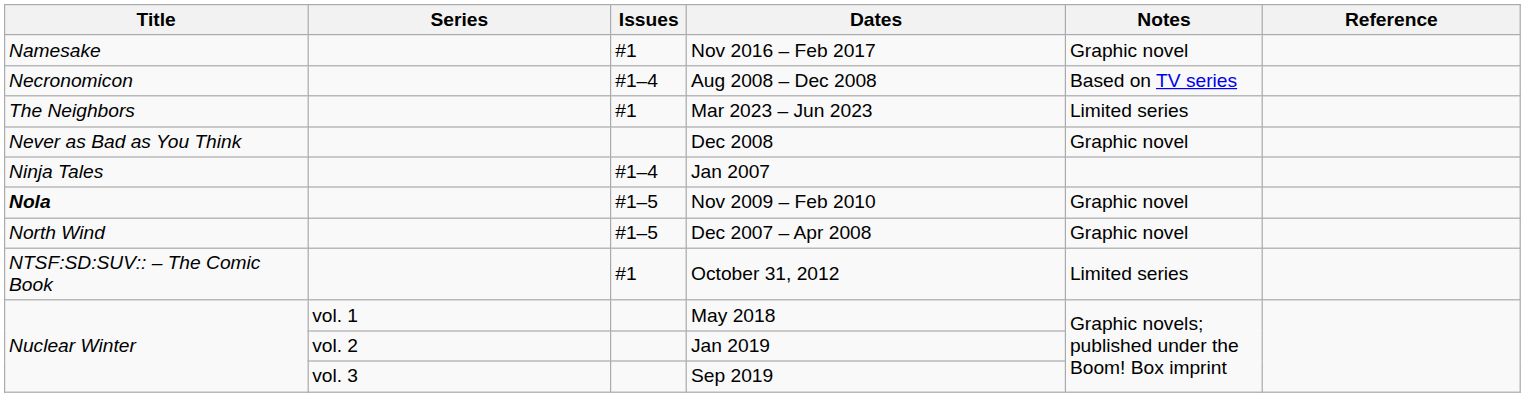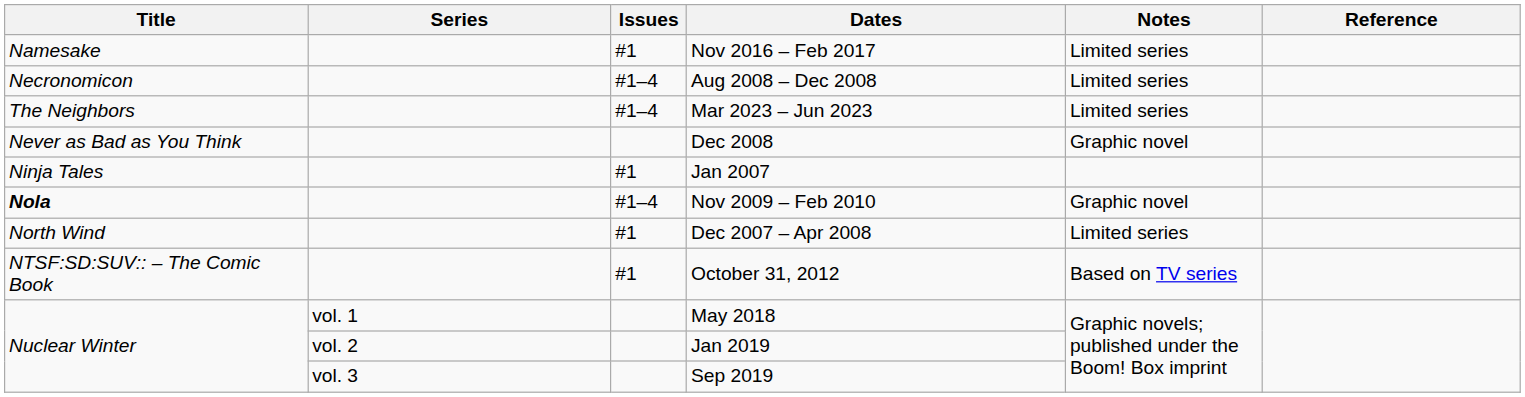(1129, 50) Graphic novel -> (1129, 50) Limited series
(1154, 80) Based on TV series -> (1129, 80) Limited series
(626, 111) #1 -> (637, 111) #1–4
(637, 171) #1–4 -> (626, 171) #1
(637, 202) #1–5 -> (637, 202) #1–4
(637, 232) #1–5 -> (626, 232) #1
(1129, 232) Graphic novel -> (1129, 232) Limited series
(1129, 274) Limited series -> (1154, 274) Based on TV series
